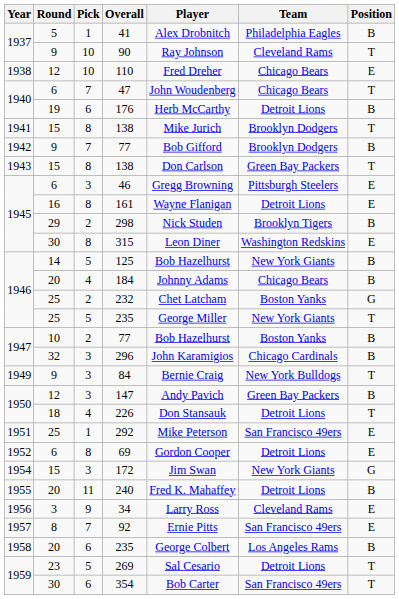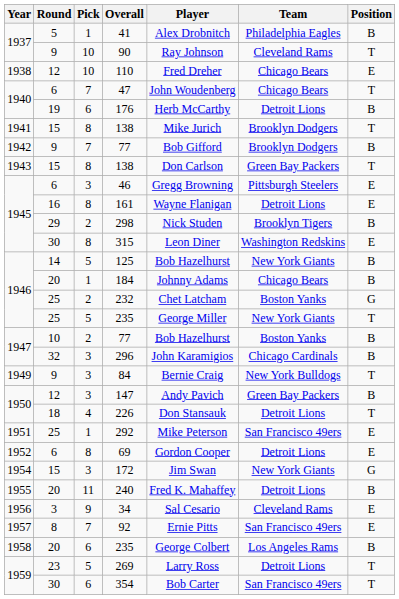(88, 280) 4 -> (88, 280) 1
(192, 508) Larry Ross -> (192, 508) Sal Cesario
(192, 565) Sal Cesario -> (192, 565) Larry Ross
